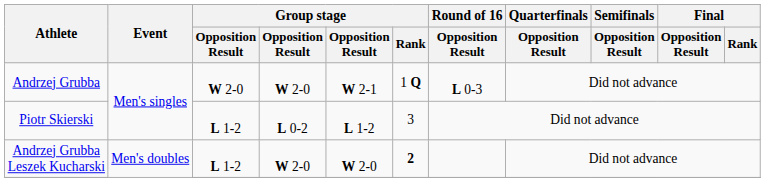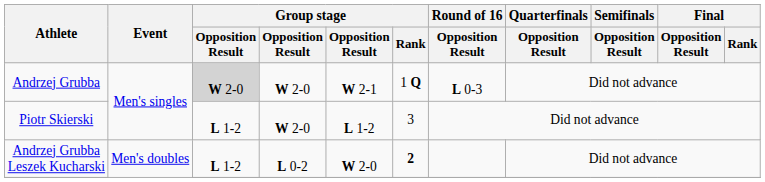(226, 90) no background -> (226, 90) lightgrey background
(292, 128) L 0-2 -> (292, 128) W 2-0
(292, 167) W 2-0 -> (292, 167) L 0-2
